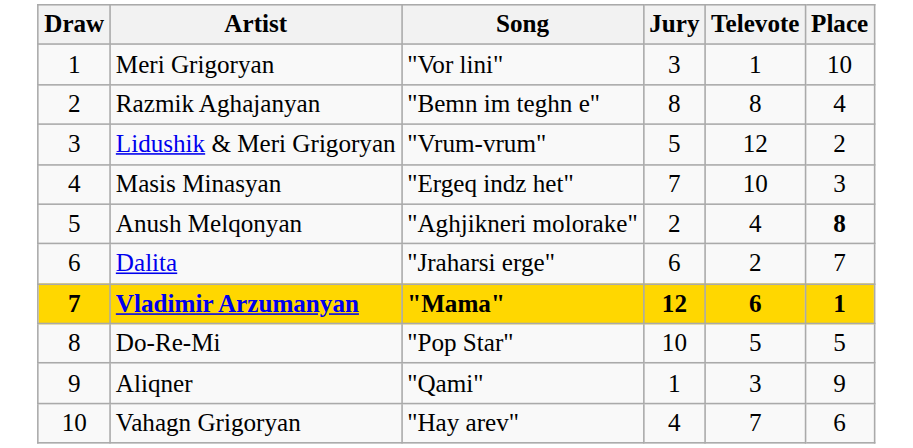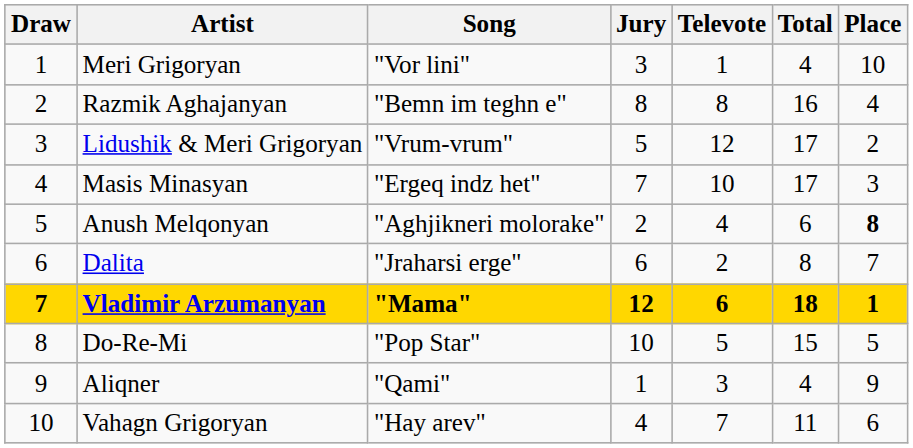+ column: (805, 24)
